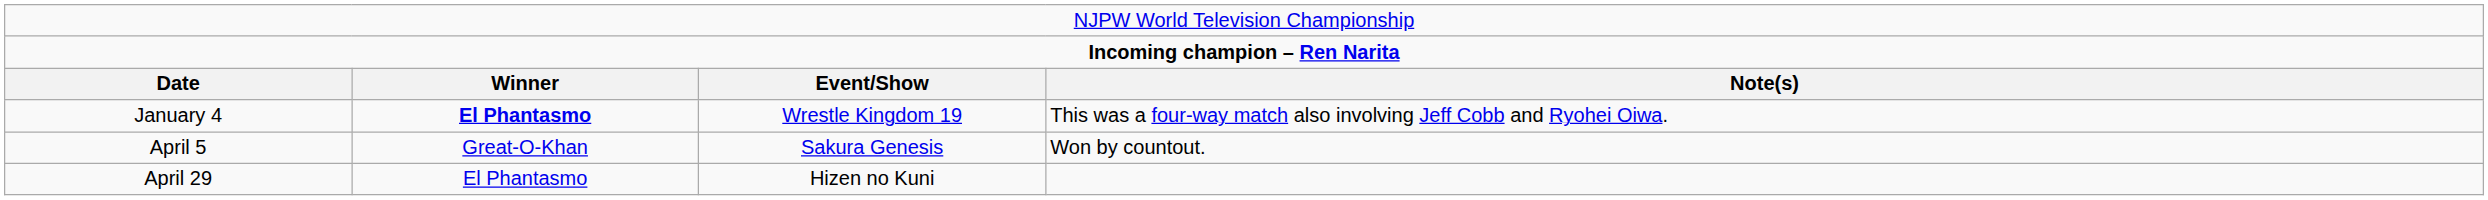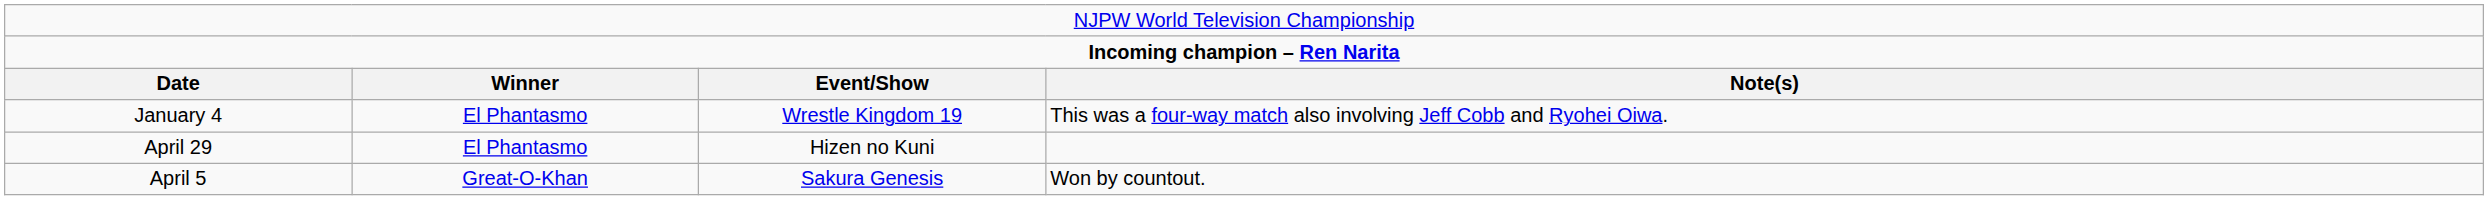(525, 115) bold -> (525, 115) normal
rows swapped: (178, 147) <-> (178, 178)
